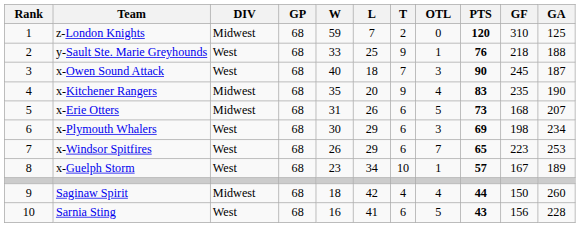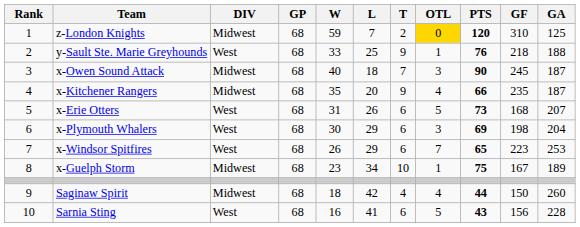(438, 33) no background -> (438, 33) gold background
(225, 71) West -> (234, 71) Midwest
(481, 91) 83 -> (481, 91) 66
(556, 91) 190 -> (556, 91) 187
(234, 110) Midwest -> (225, 110) West
(556, 129) 234 -> (556, 129) 204
(225, 168) West -> (234, 168) Midwest
(481, 168) 57 -> (481, 168) 75
